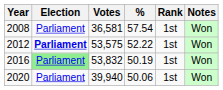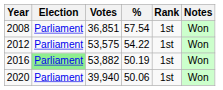(107, 28) 36,581 -> (104, 28) 36,851
(60, 45) bold -> (59, 45) normal
(140, 45) 52.22 -> (137, 45) 54.22
(107, 61) 53,832 -> (104, 61) 53,882
